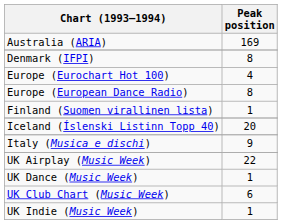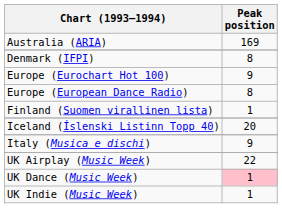(250, 76) 4 -> (250, 76) 9
(250, 177) no background -> (250, 177) pink background
- row: (88, 194)
